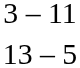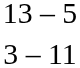rows swapped: (40, 13) <-> (40, 54)
